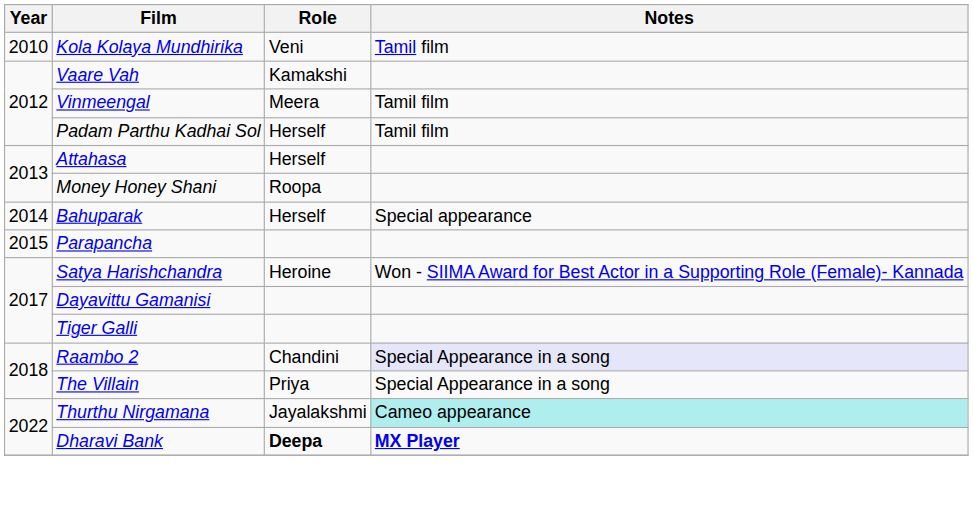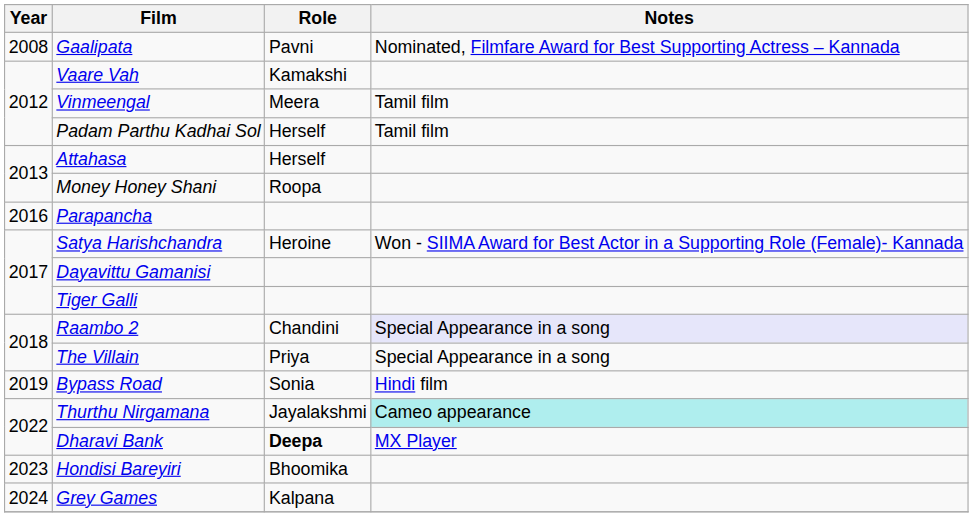+ row: (94, 46)
- row: (150, 46)
- row: (99, 215)
(28, 243) 2015 -> (28, 215) 2016
+ row: (109, 384)
(417, 441) bold -> (416, 441) normal
+ row: (119, 469)
+ row: (107, 497)
